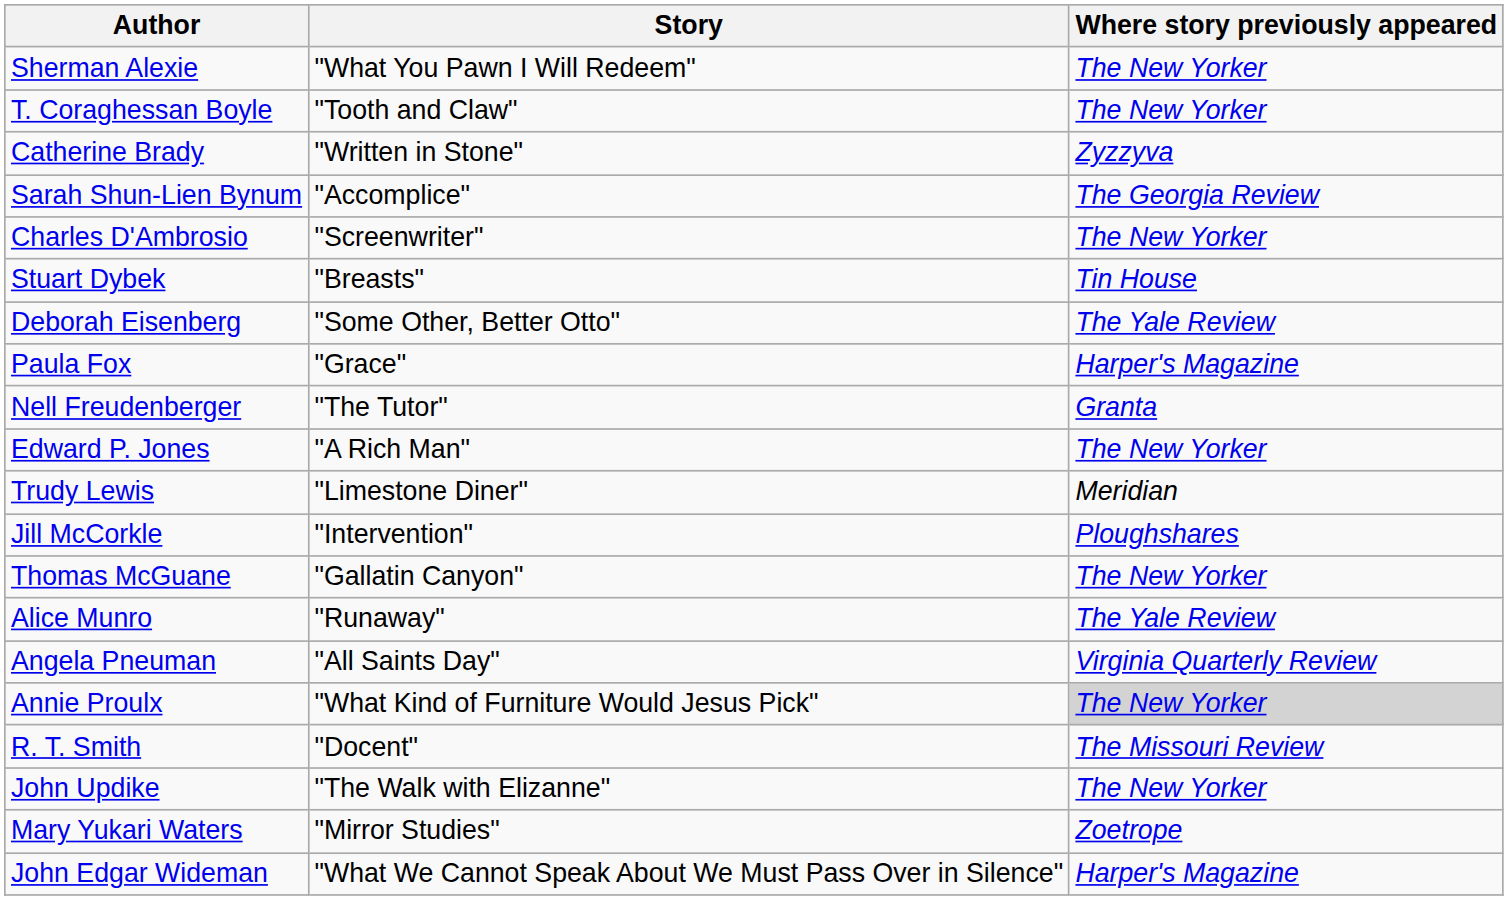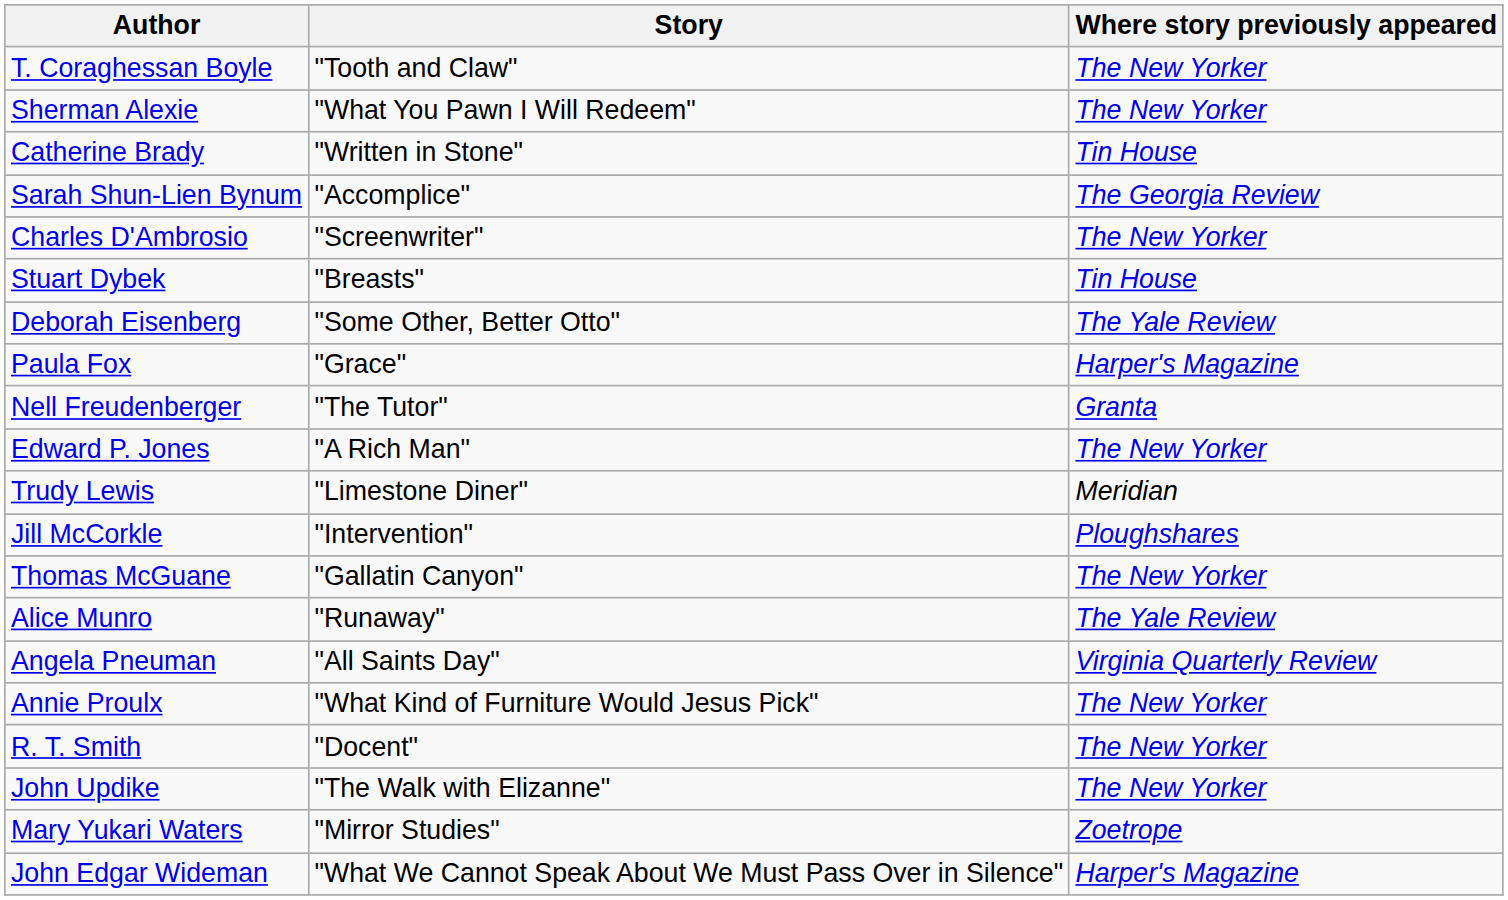rows swapped: (105, 68) <-> (142, 110)
(1124, 152) Zyzzyva -> (1136, 152) Tin House
(1171, 703) lightgrey background -> (1171, 703) no background
(1199, 746) The Missouri Review -> (1171, 746) The New Yorker
